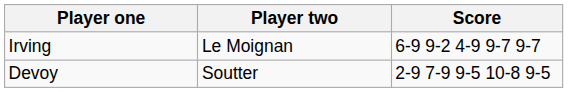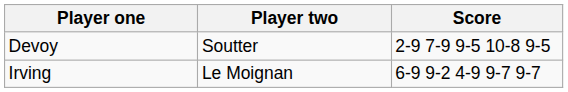rows swapped: (33, 73) <-> (30, 45)
